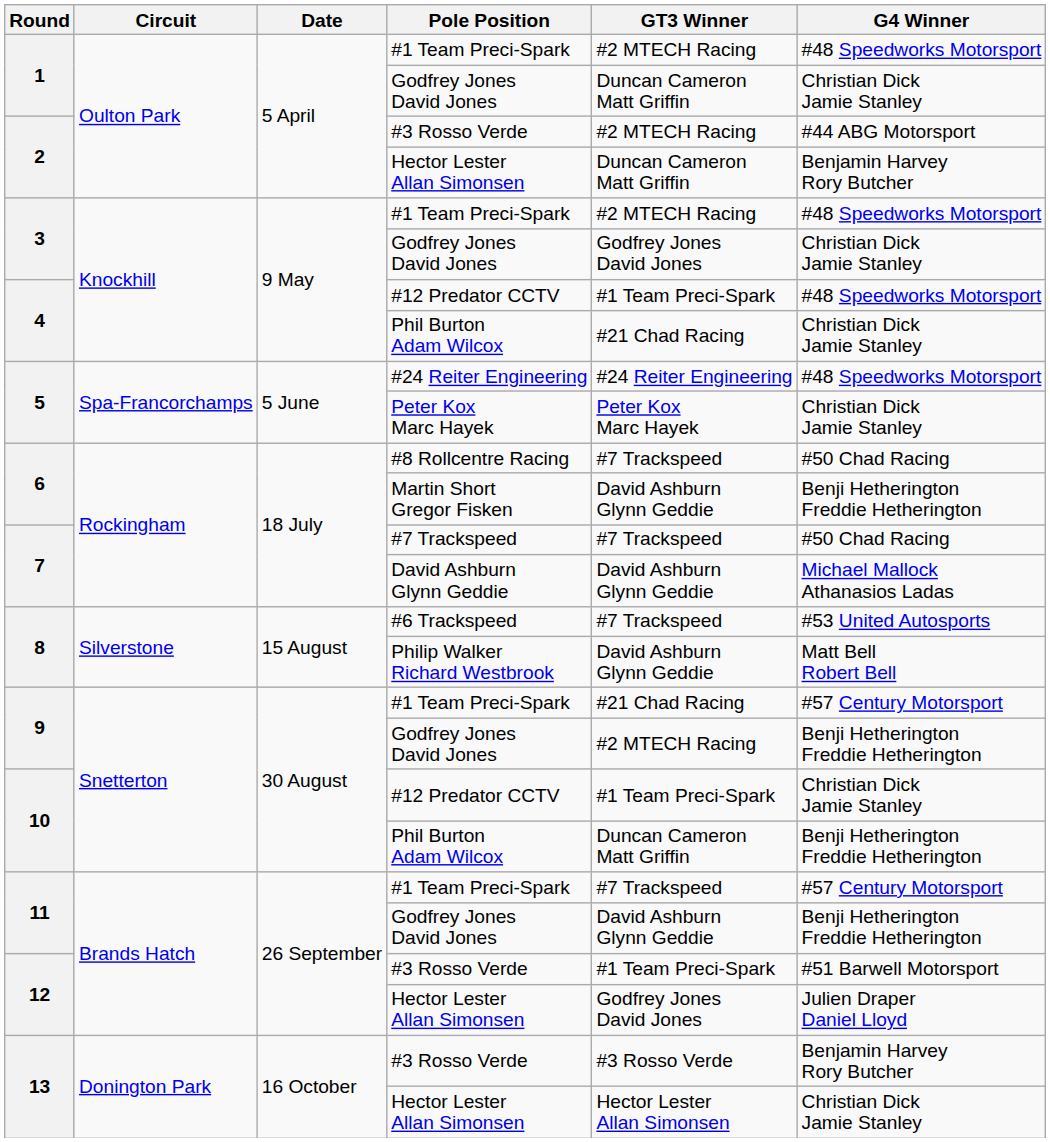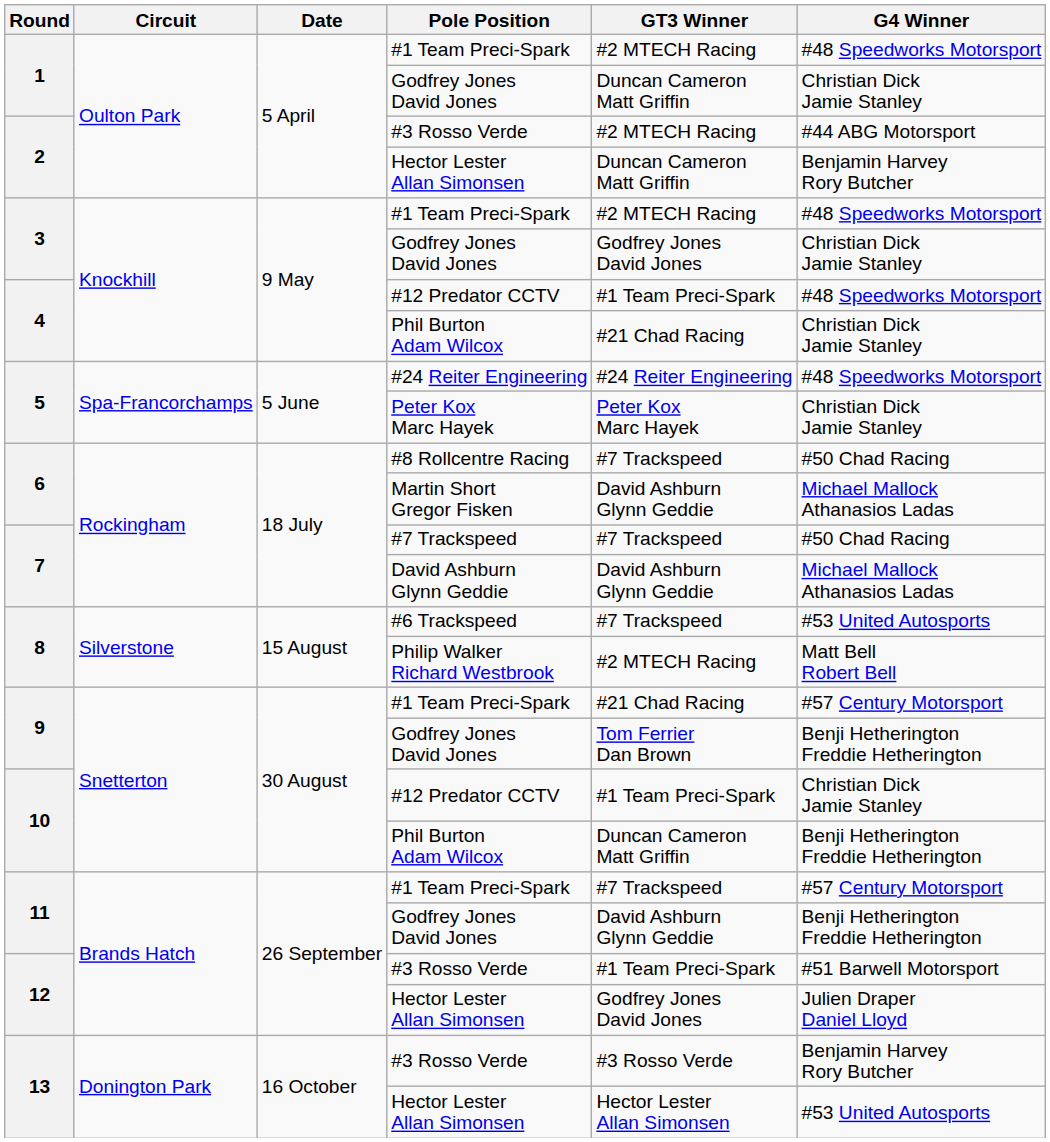(892, 498) Benji Hetherington Freddie Hetherington -> (878, 498) Michael Mallock Athanasios Ladas
(659, 662) David Ashburn Glynn Geddie -> (676, 662) #2 MTECH Racing
(676, 743) #2 MTECH Racing -> (645, 743) Tom Ferrier Dan Brown
(862, 1112) Christian Dick Jamie Stanley -> (896, 1112) #53 United Autosports
